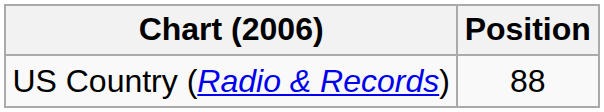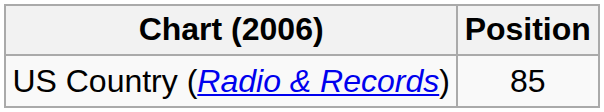(528, 80) 88 -> (528, 80) 85
